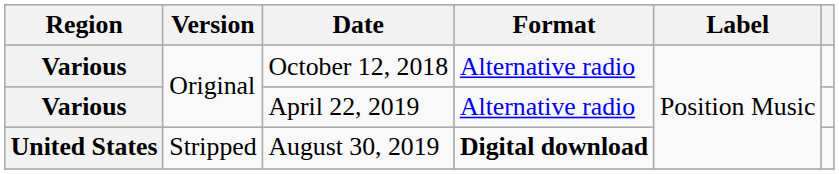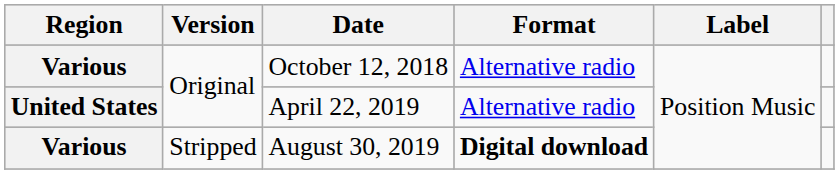(84, 106) Various -> (84, 106) United States
(84, 147) United States -> (84, 147) Various
